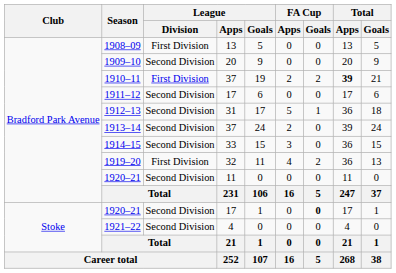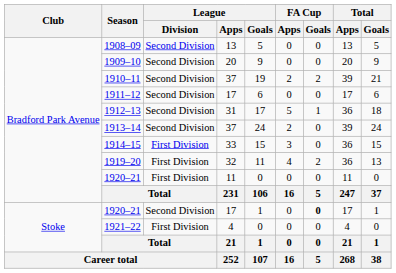(180, 45) First Division -> (180, 45) Second Division
(180, 78) First Division -> (180, 78) Second Division
(347, 78) bold -> (347, 78) normal
(180, 144) Second Division -> (180, 144) First Division
(180, 177) Second Division -> (180, 177) First Division
(180, 227) Second Division -> (180, 227) First Division
